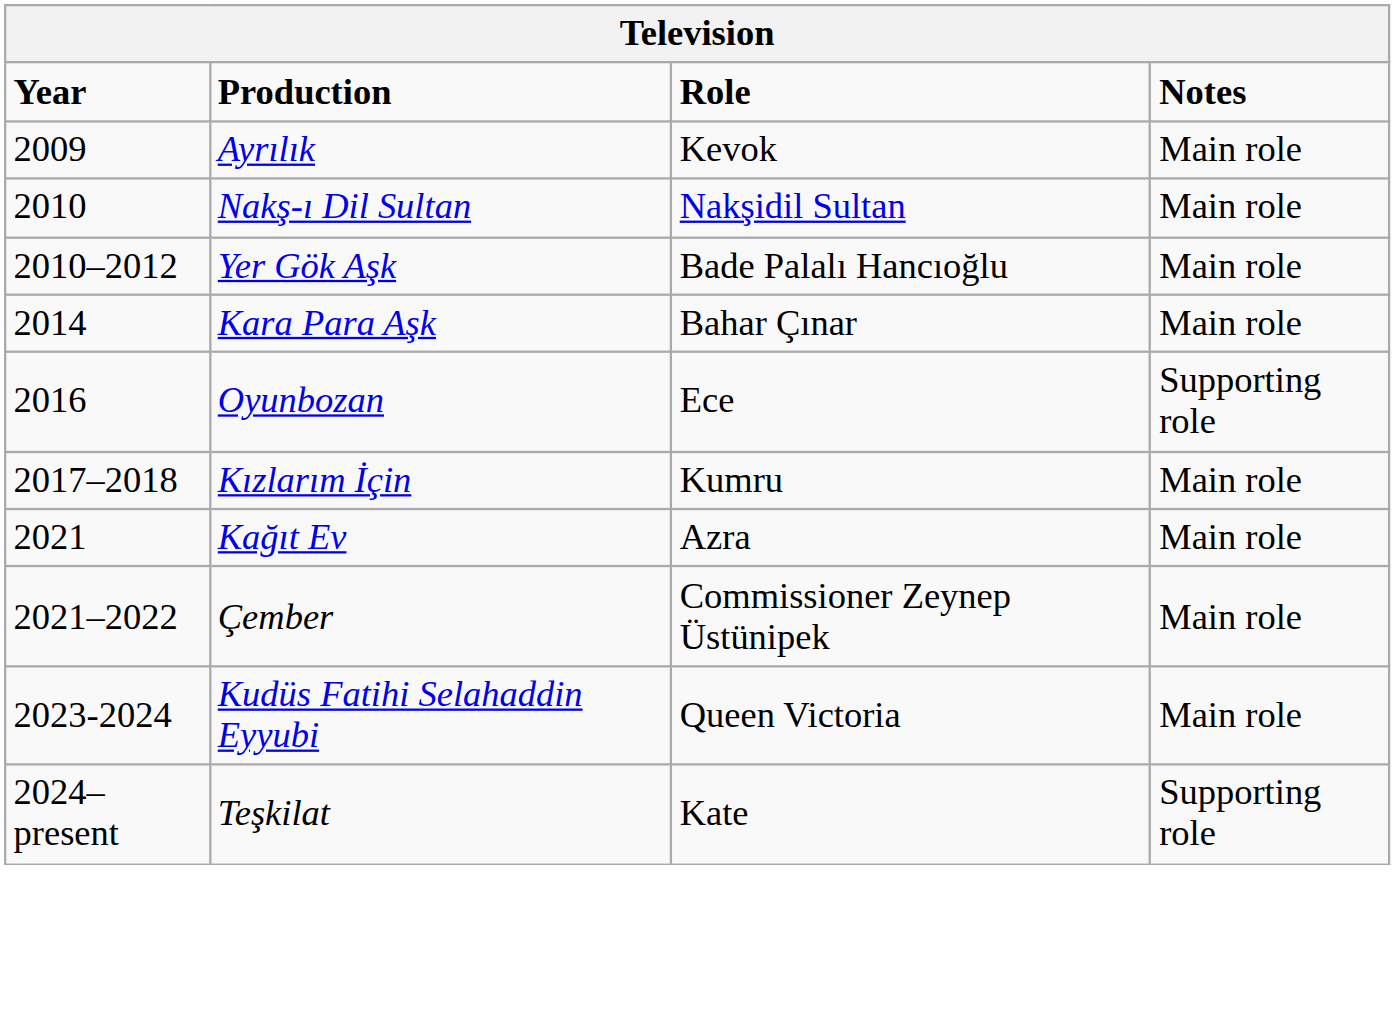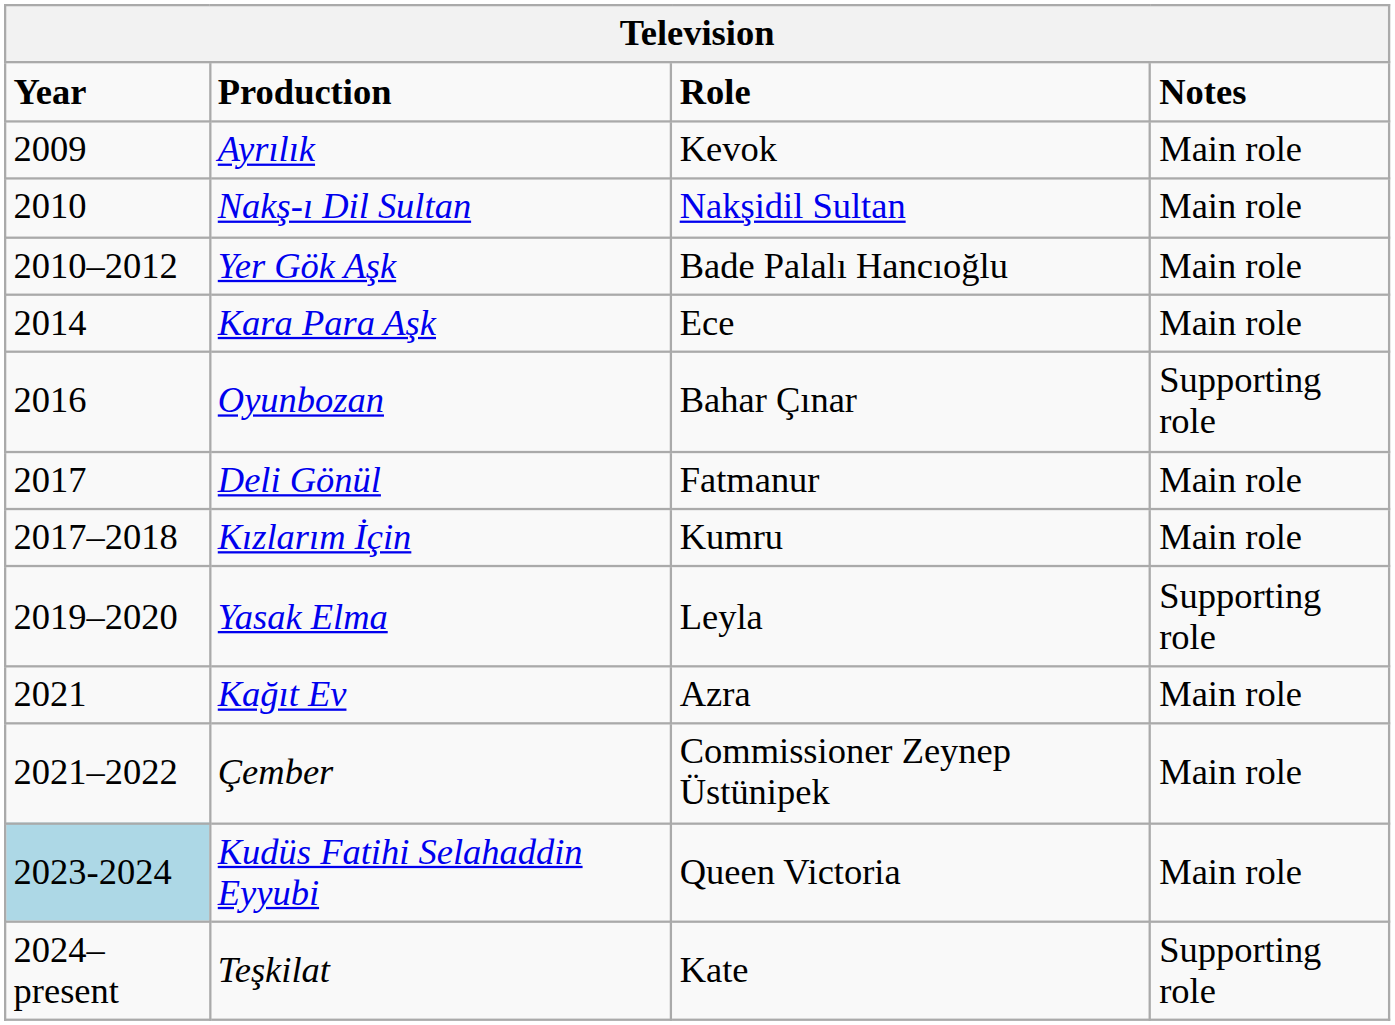(768, 322) Bahar Çınar -> (707, 322) Ece
(707, 401) Ece -> (768, 401) Bahar Çınar
+ row: (299, 479)
+ row: (303, 615)
(93, 714) no background -> (93, 871) lightblue background
